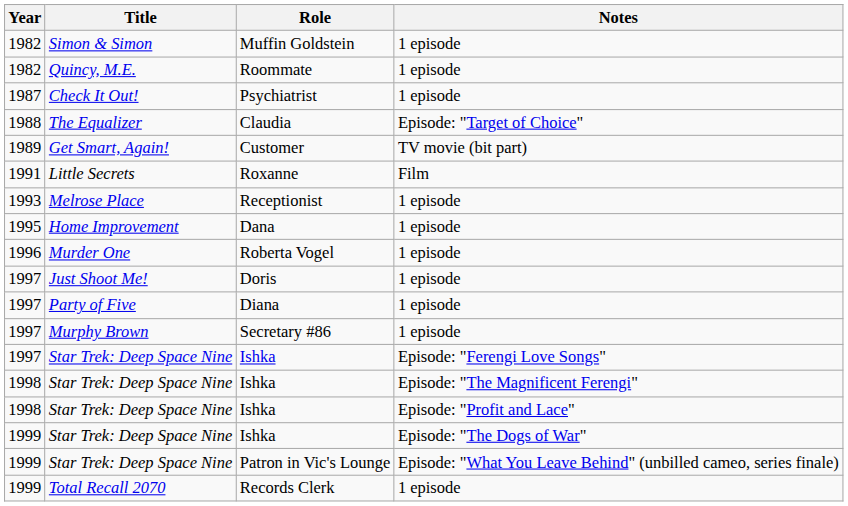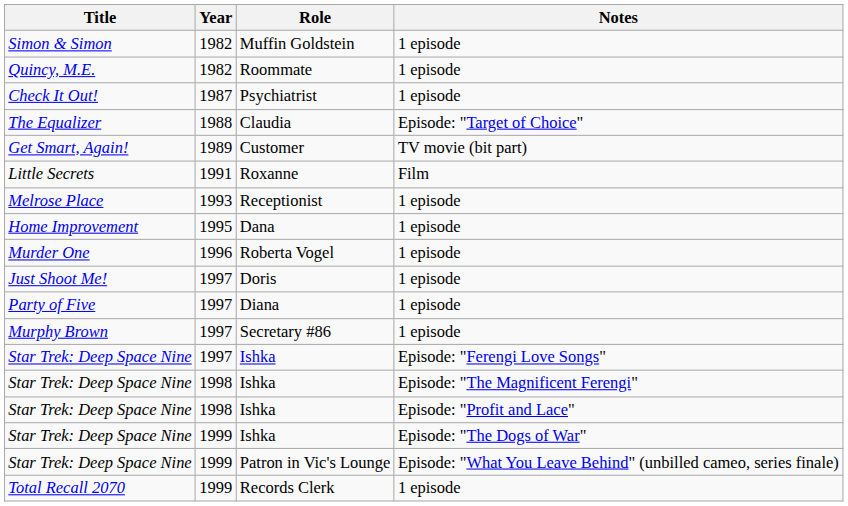columns swapped: (25, 17) <-> (141, 17)
